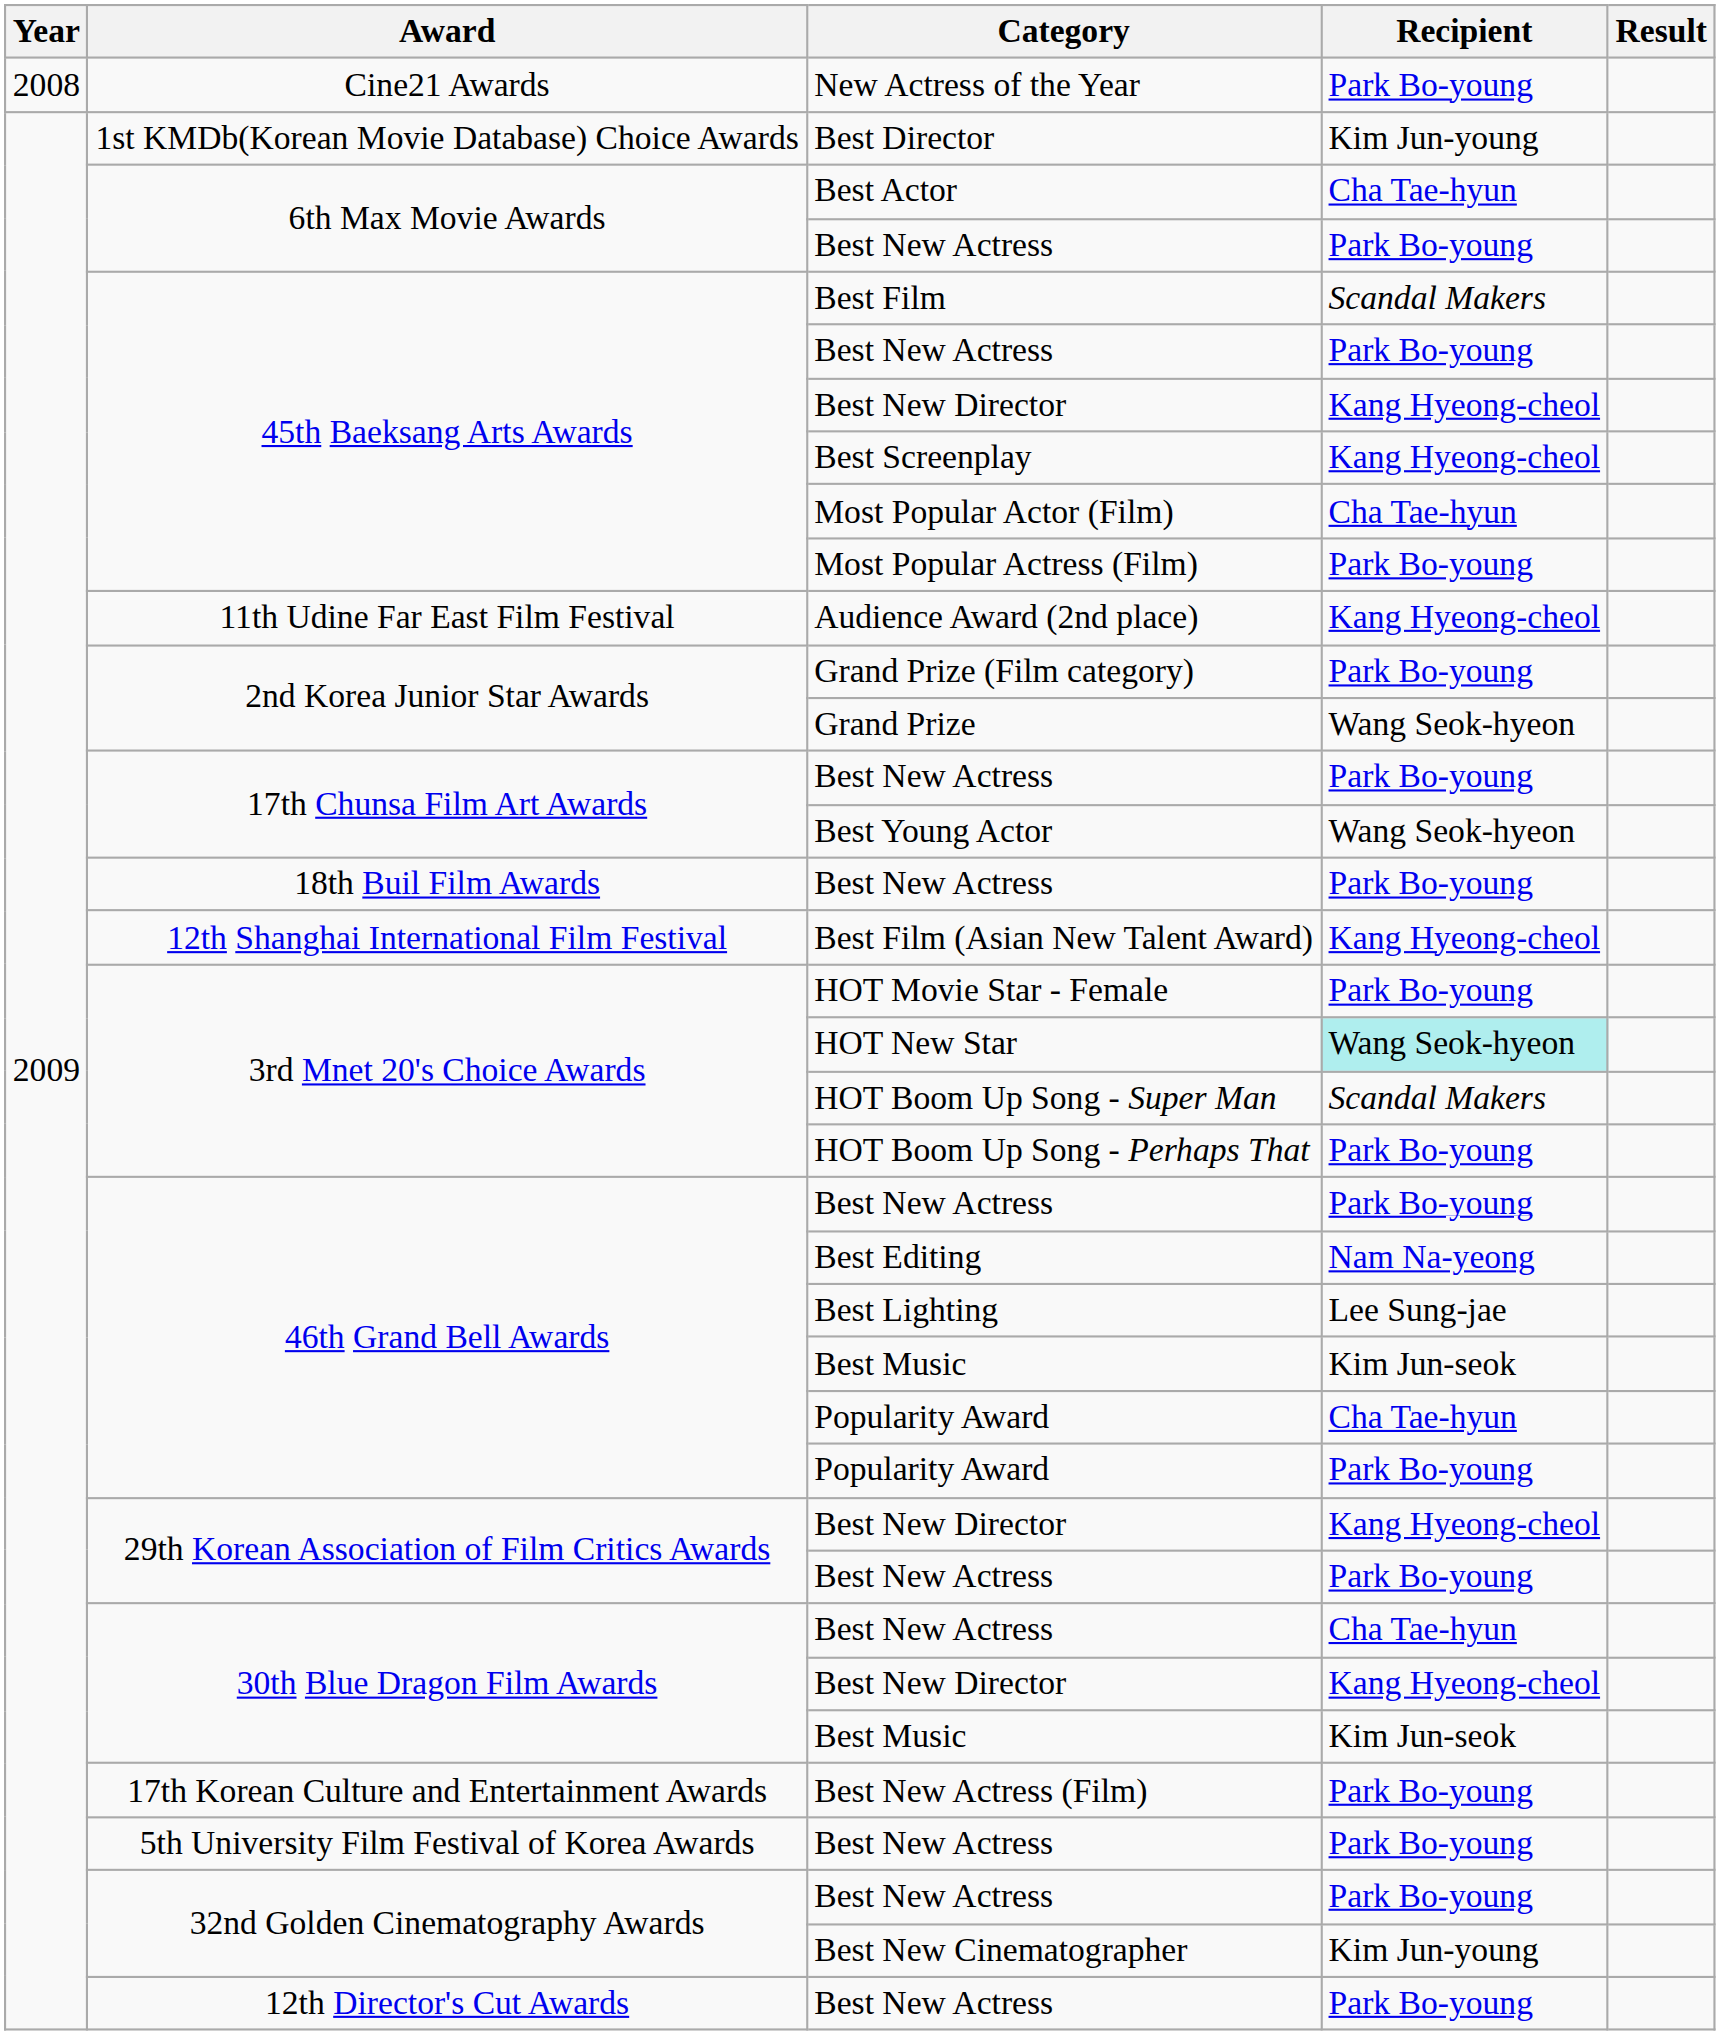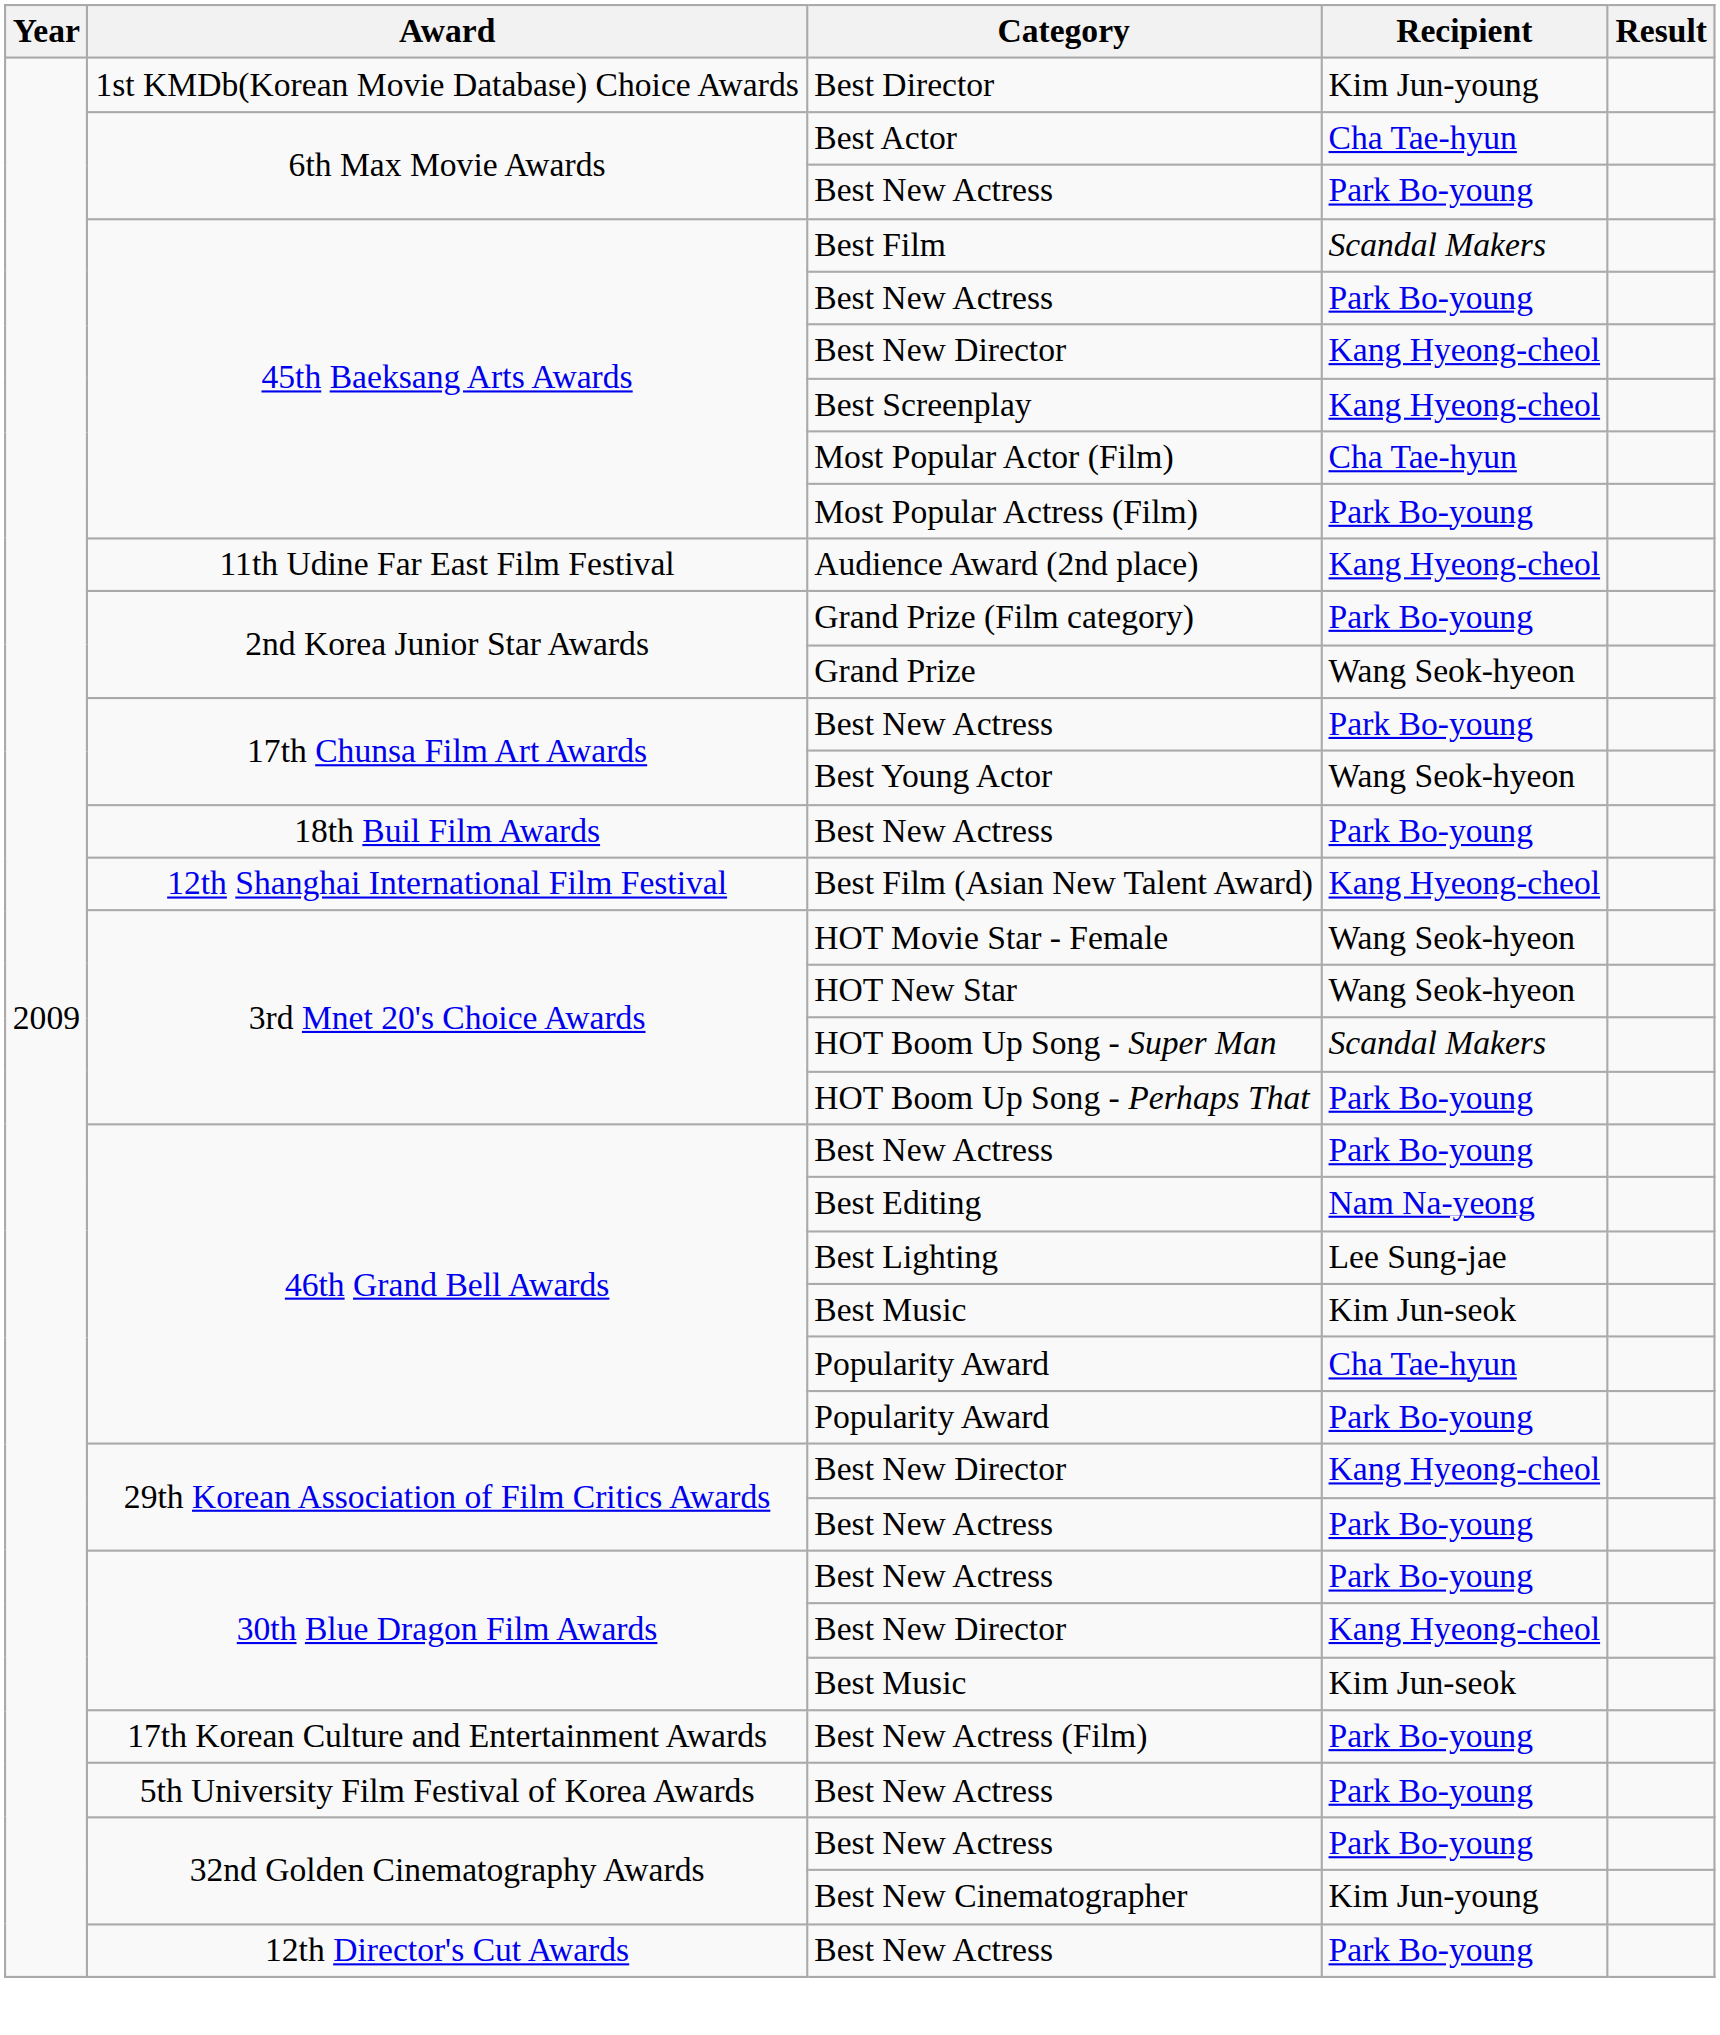- row: (447, 84)
(1431, 990) Park Bo-young -> (1452, 937) Wang Seok-hyeon
(1452, 1043) paleturquoise background -> (1452, 990) no background
(1423, 1629) Cha Tae-hyun -> (1431, 1576) Park Bo-young
